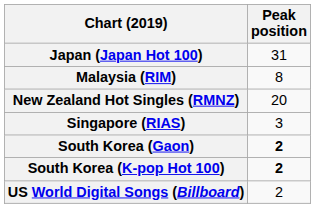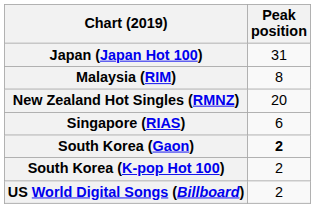(279, 123) 3 -> (279, 123) 6
(279, 169) bold -> (279, 169) normal
